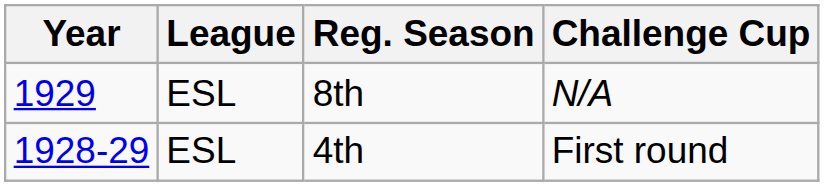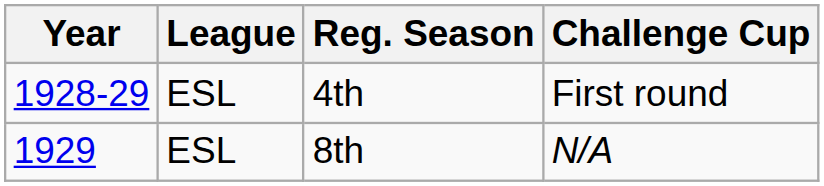rows swapped: (338, 151) <-> (338, 92)
